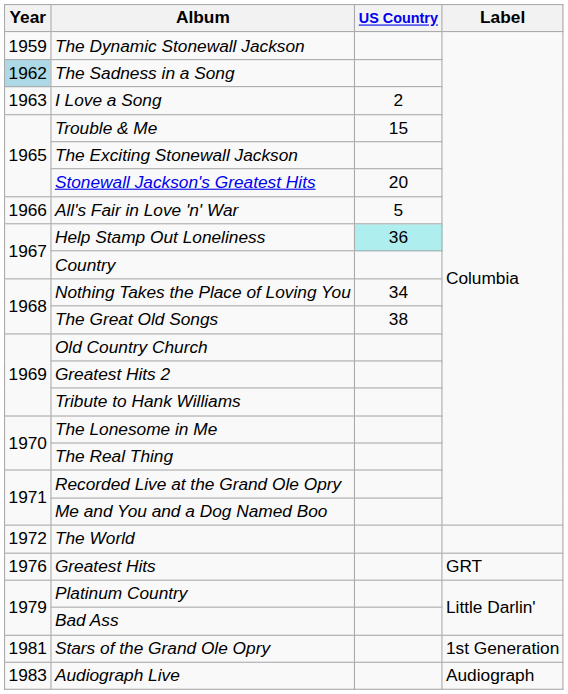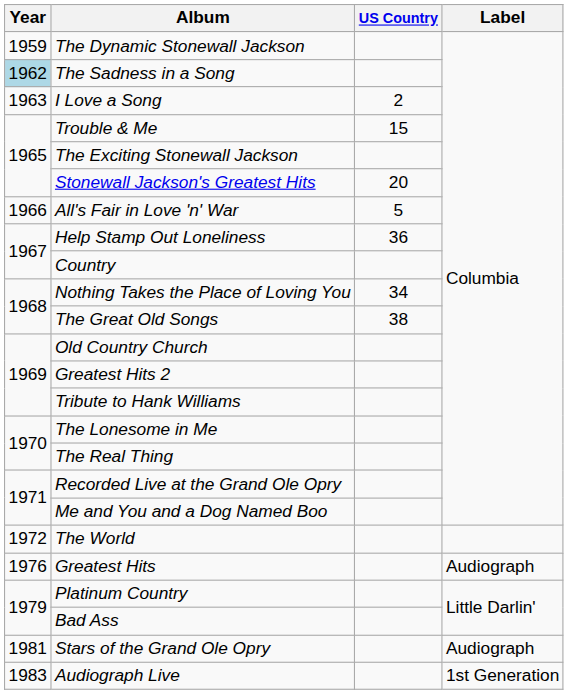(398, 237) paleturquoise background -> (398, 237) no background
(464, 566) GRT -> (490, 566) Audiograph
(503, 648) 1st Generation -> (490, 648) Audiograph
(490, 675) Audiograph -> (503, 675) 1st Generation
